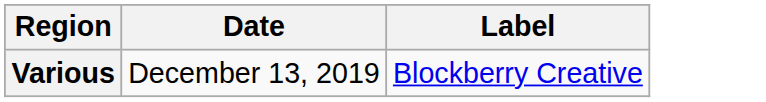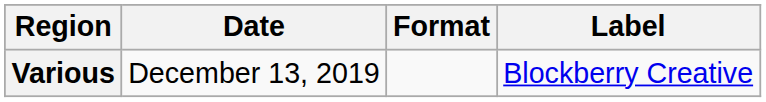+ column: (441, 27)
